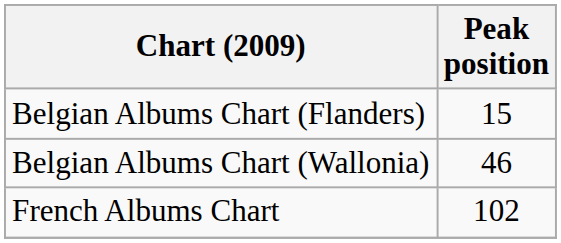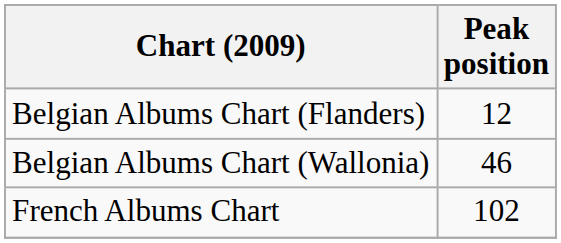(496, 113) 15 -> (496, 113) 12
